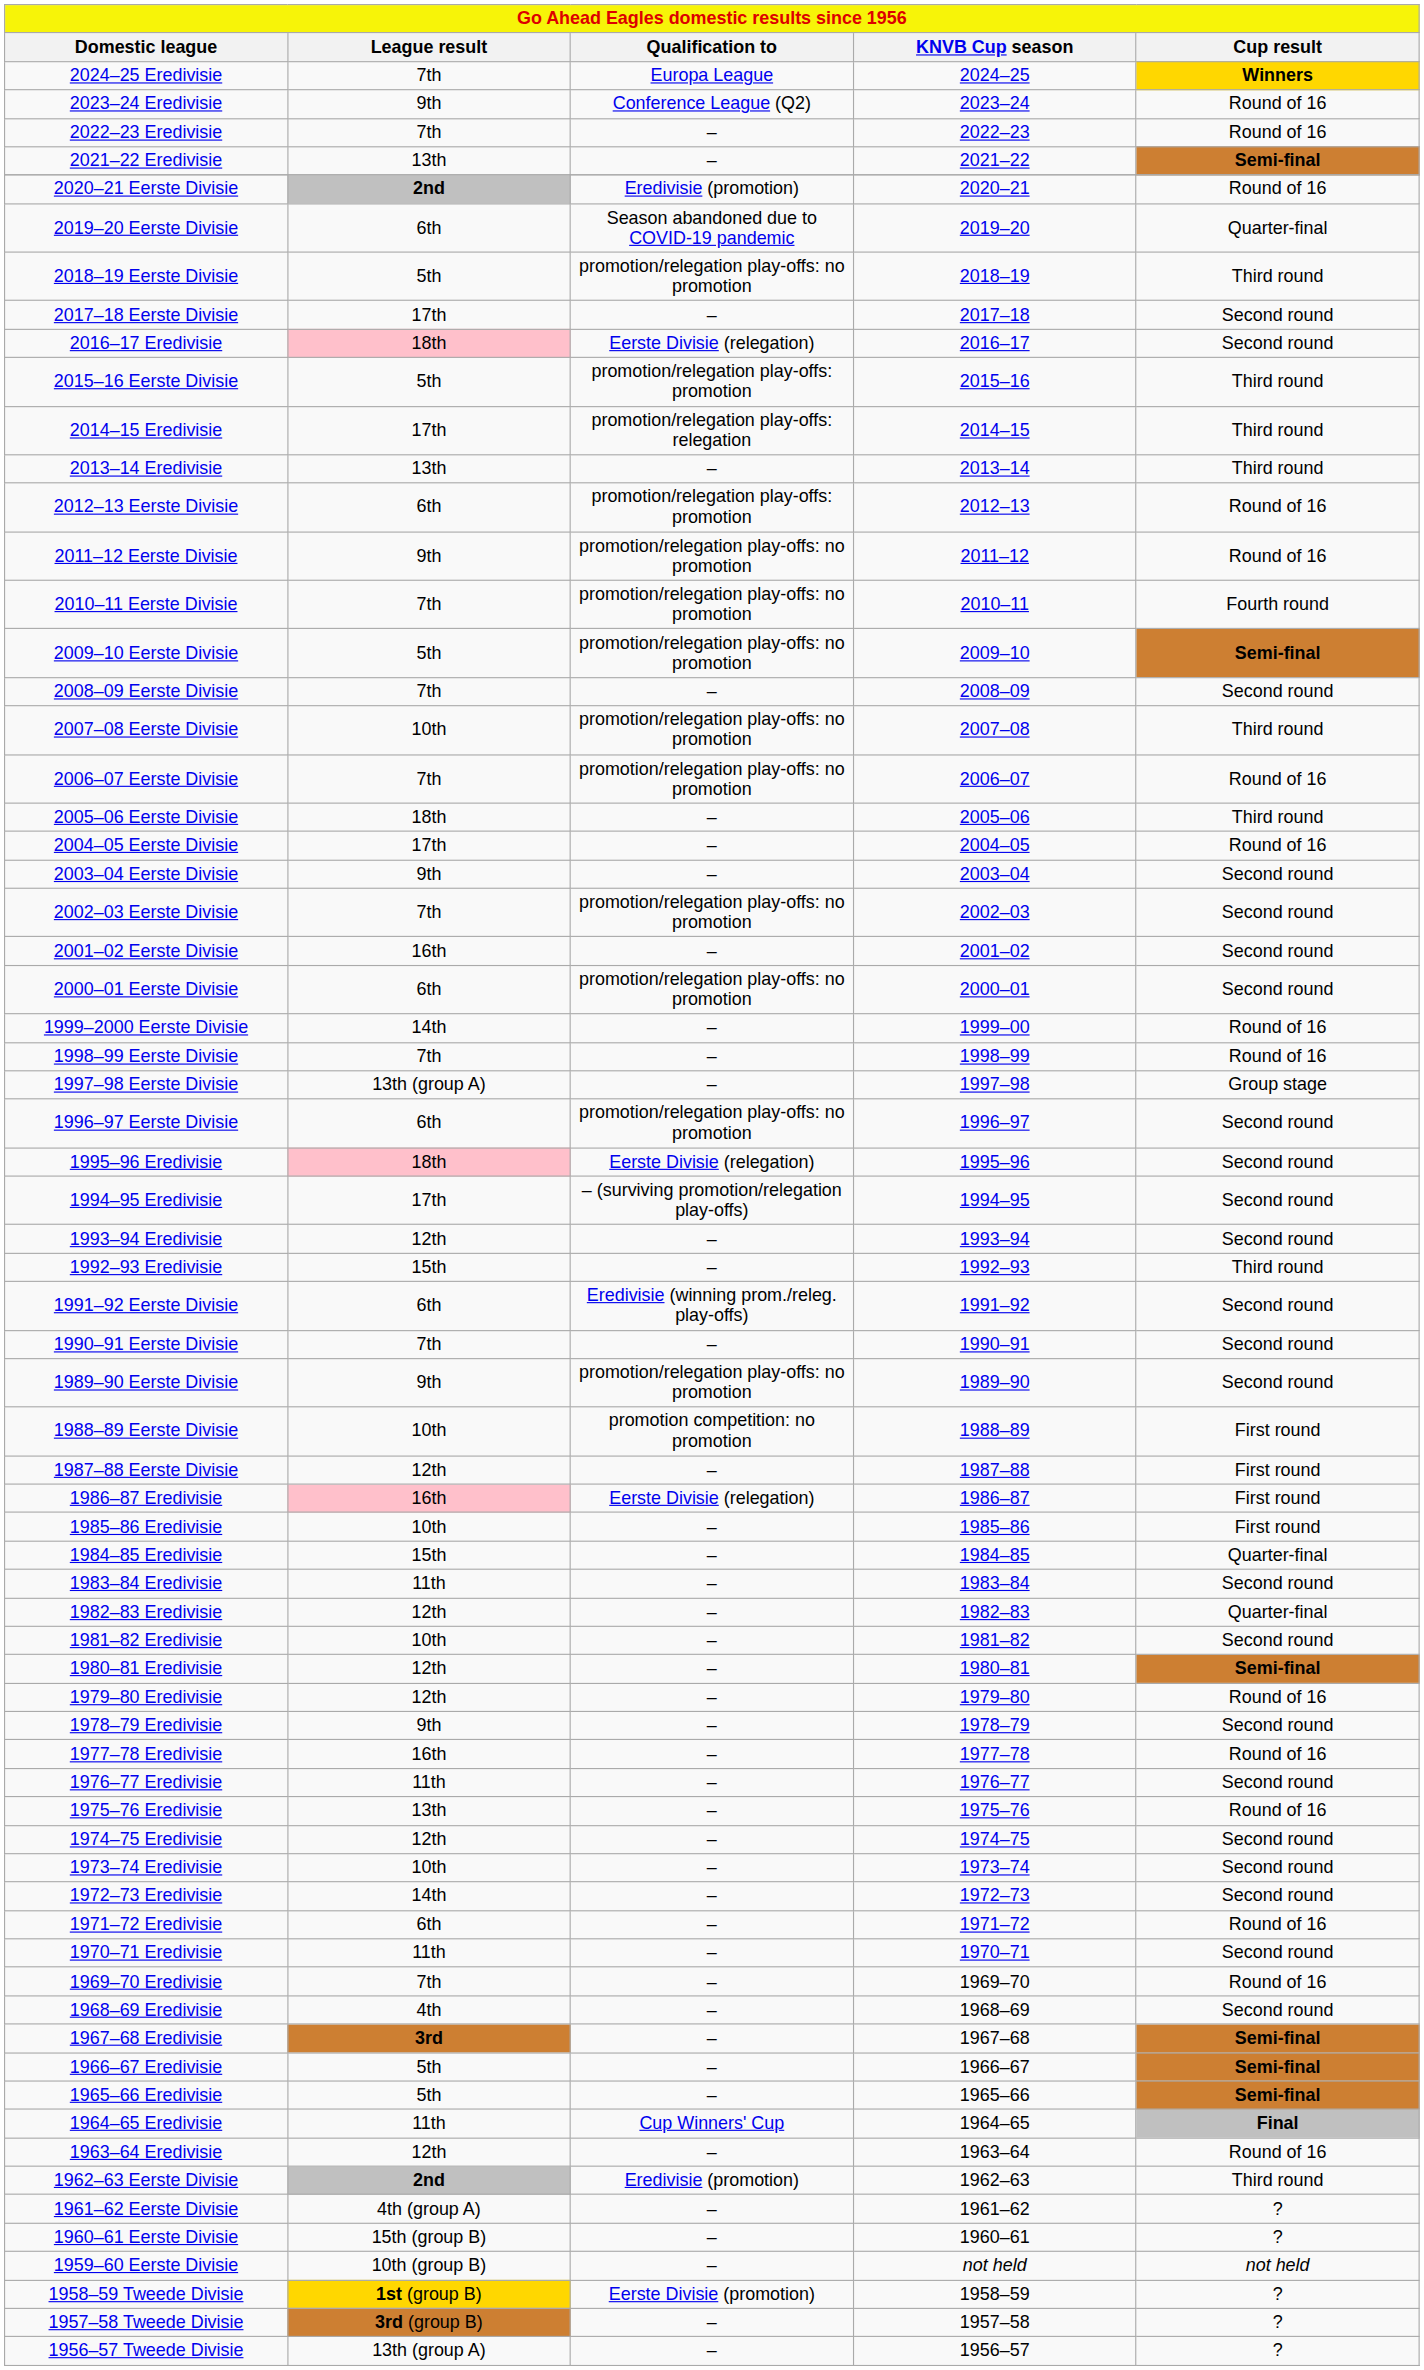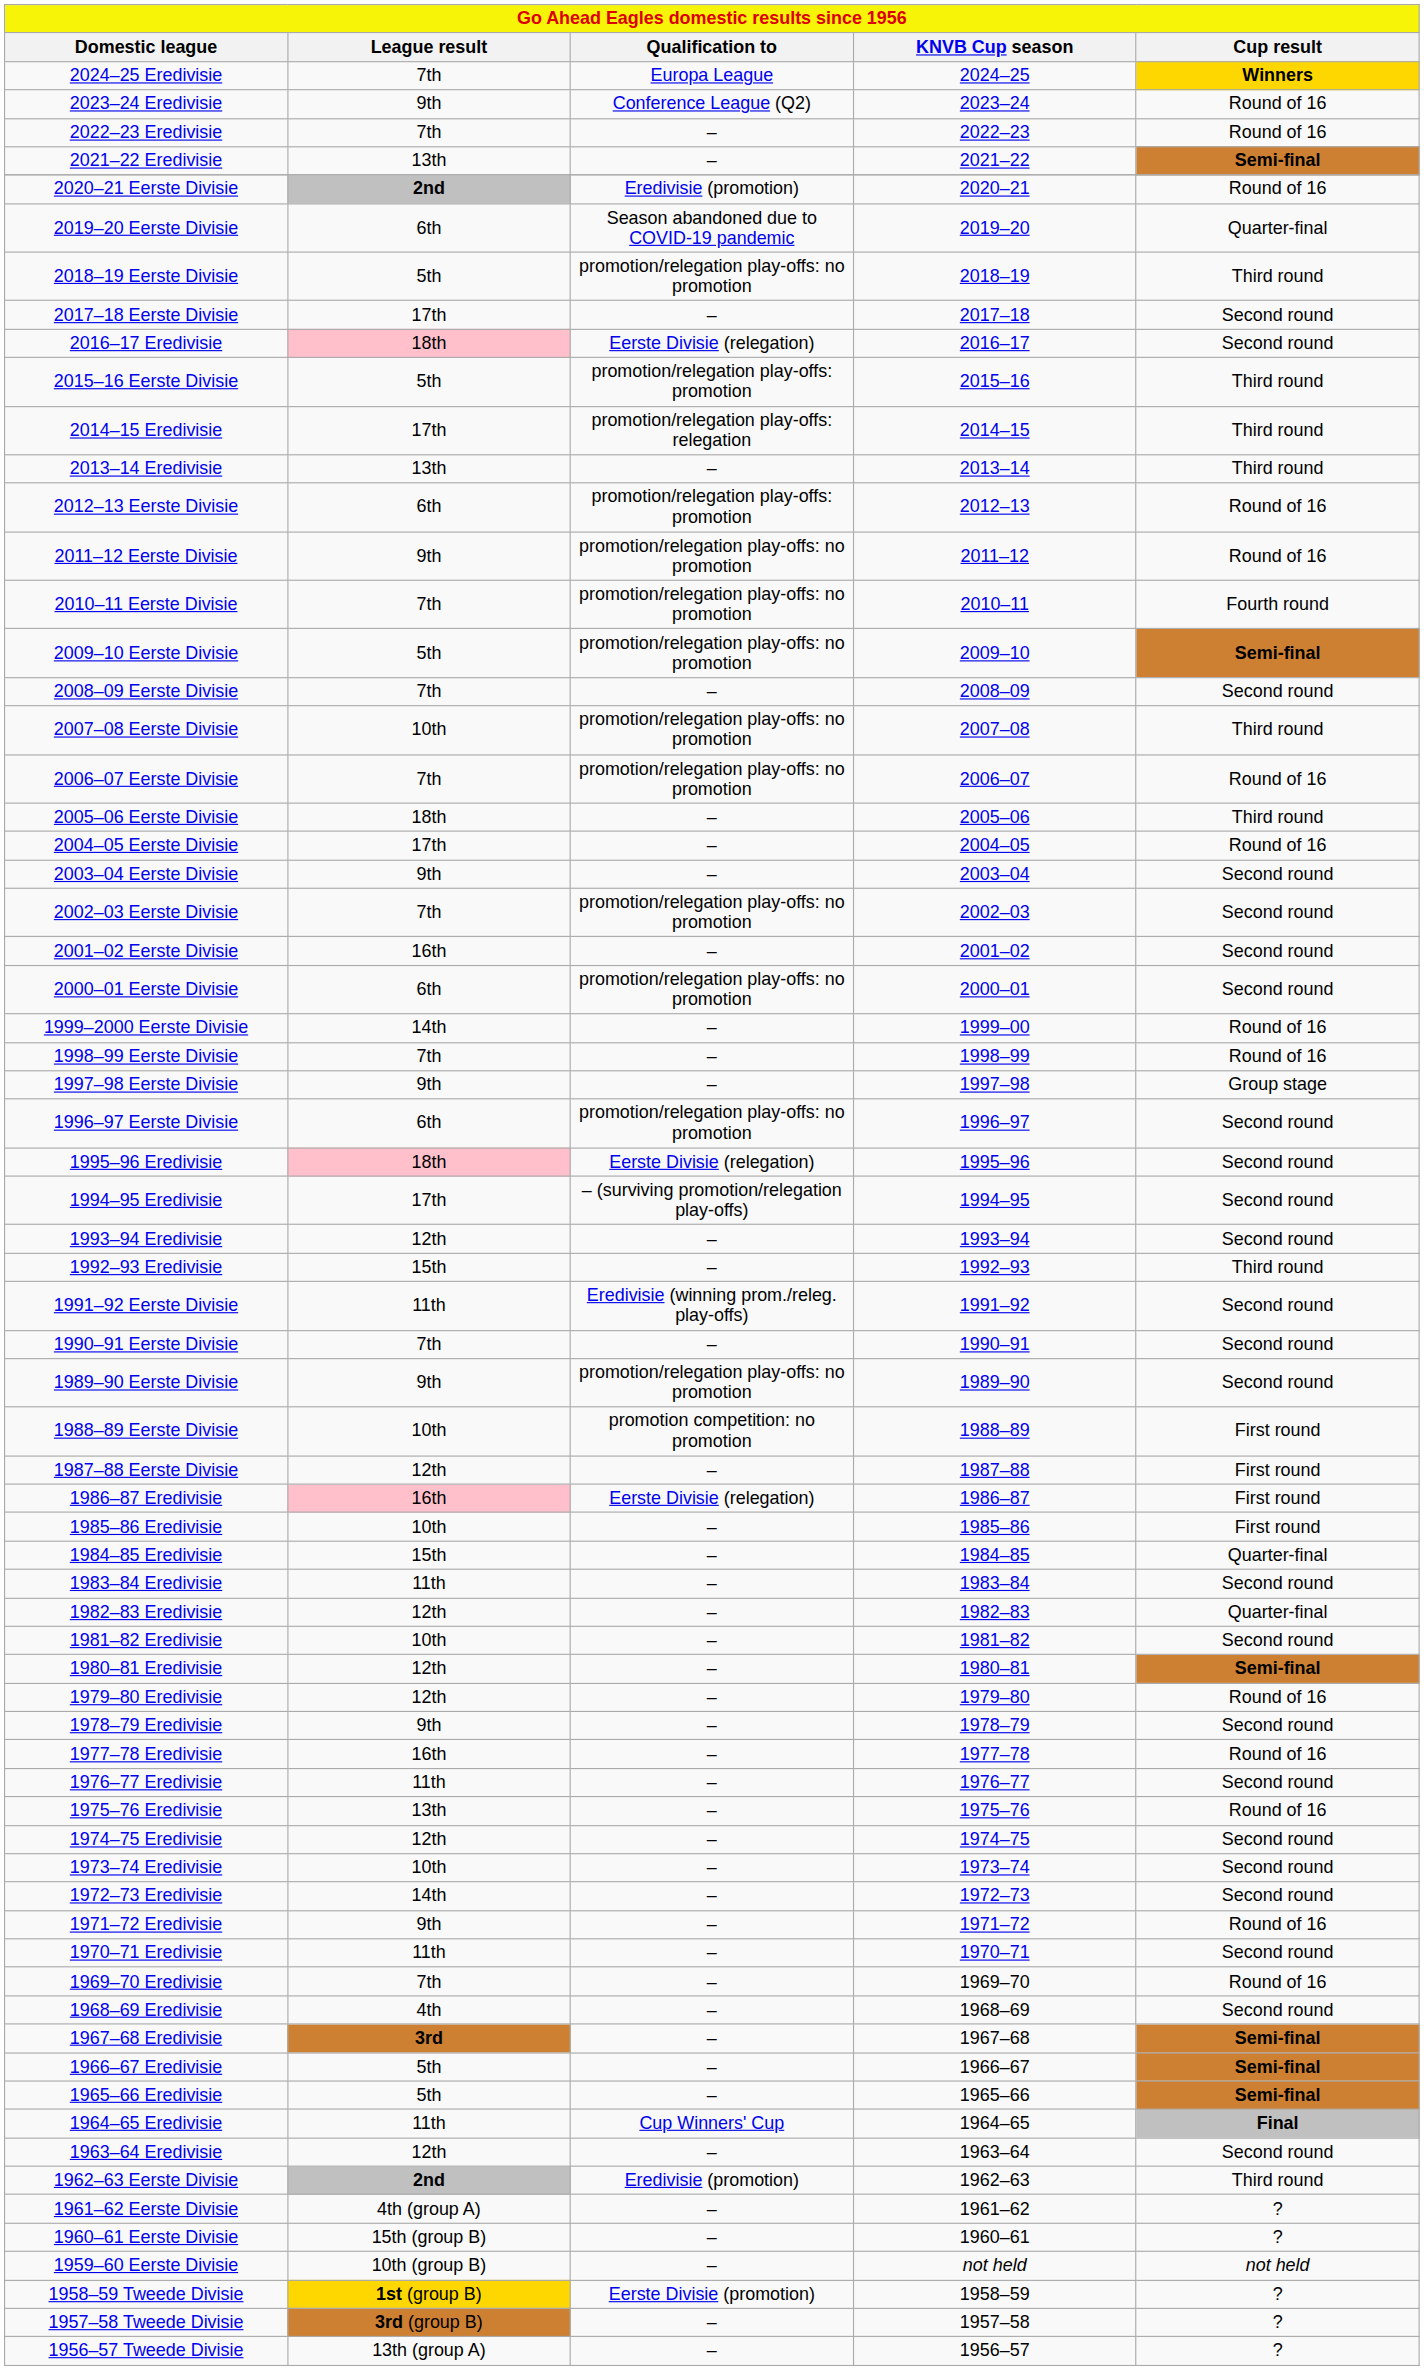(429, 1084) 13th (group A) -> (429, 1084) 9th
(429, 1305) 6th -> (429, 1305) 11th
(429, 1924) 6th -> (429, 1924) 9th
(1278, 2151) Round of 16 -> (1278, 2151) Second round
